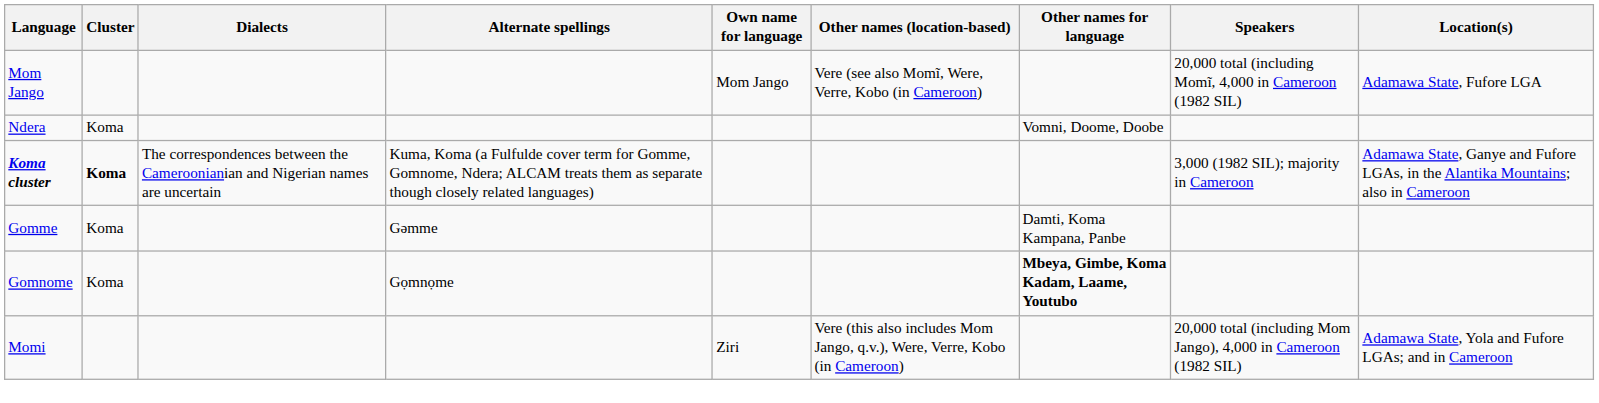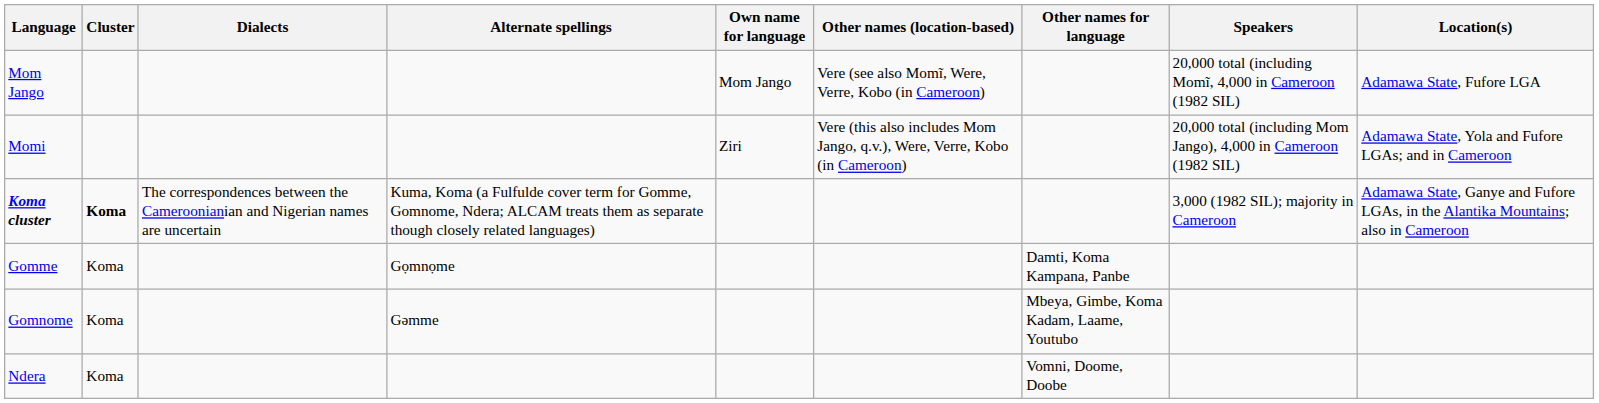rows swapped: (27, 347) <-> (27, 127)
(414, 228) Gәmme -> (423, 266) Gọmnọme
(422, 283) Gọmnọme -> (415, 321) Gәmme
(1094, 283) bold -> (1094, 321) normal
